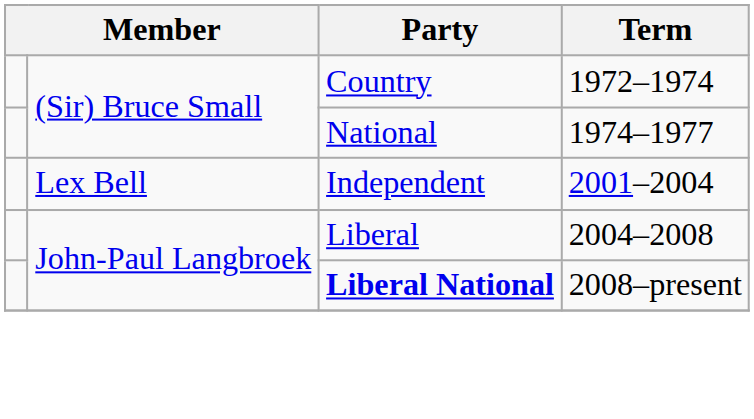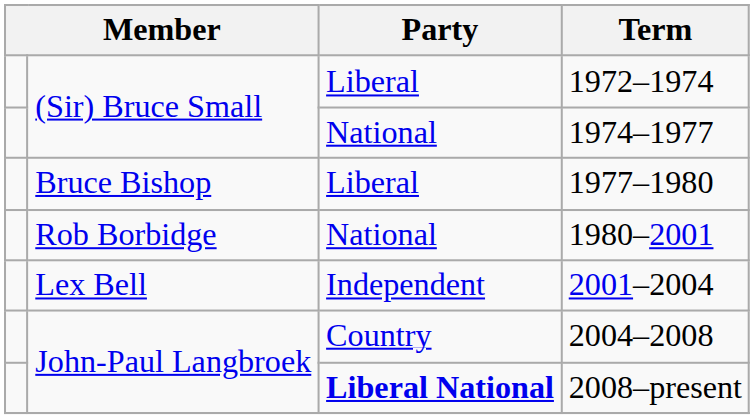(379, 81) Country -> (373, 81) Liberal
+ row: (641, 183)
+ row: (641, 234)
(373, 234) Liberal -> (379, 336) Country
